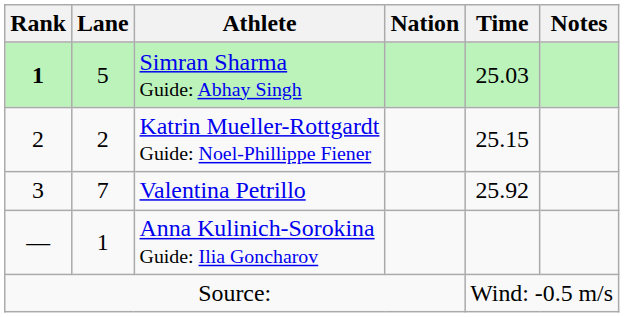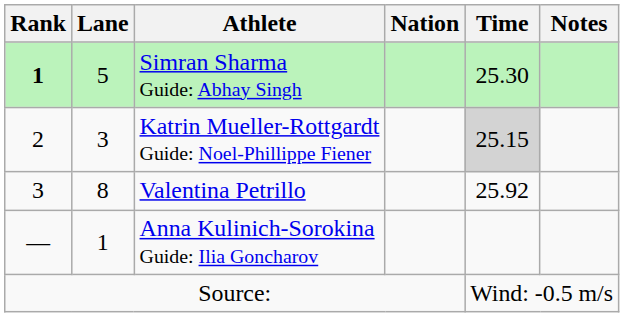(502, 74) 25.03 -> (502, 74) 25.30
(103, 139) 2 -> (103, 139) 3
(502, 139) no background -> (502, 139) lightgrey background
(103, 190) 7 -> (103, 190) 8
